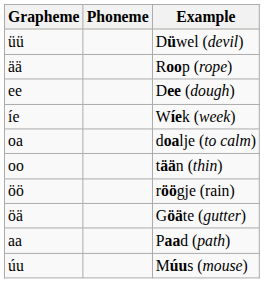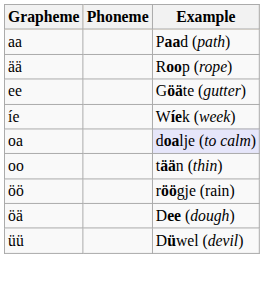rows swapped: (15, 240) <-> (16, 41)
(195, 91) Dee (dough) -> (201, 91) Göäte (gutter)
(206, 141) no background -> (206, 141) lavender background
(201, 215) Göäte (gutter) -> (195, 215) Dee (dough)
- row: (16, 265)
